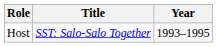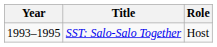columns swapped: (183, 13) <-> (19, 13)
